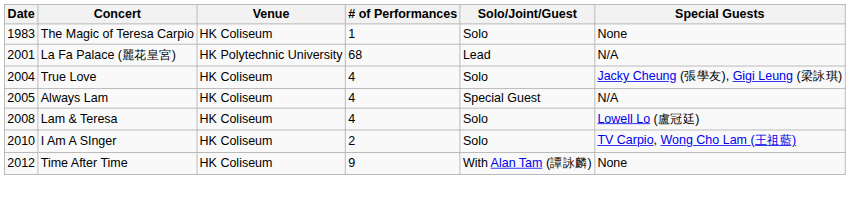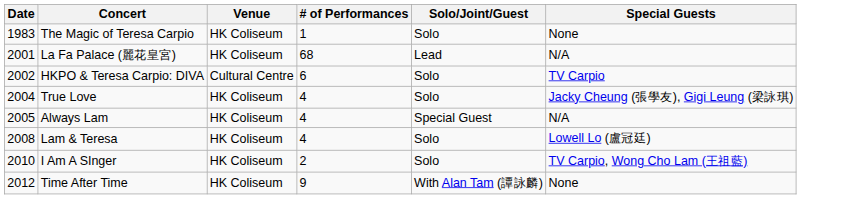(271, 55) HK Polytechnic University -> (246, 55) HK Coliseum
+ row: (122, 76)
